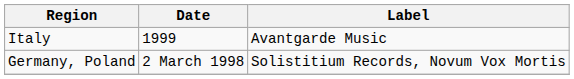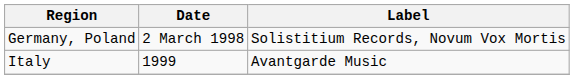rows swapped: (72, 62) <-> (29, 39)
